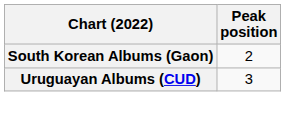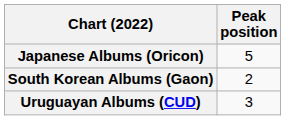+ row: (111, 56)
